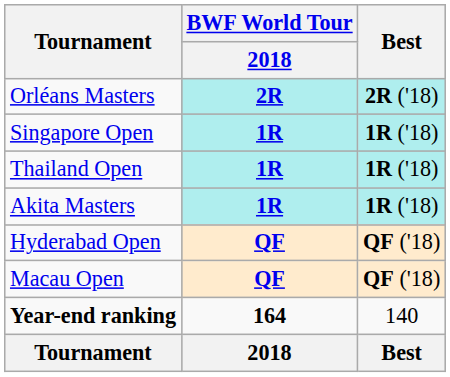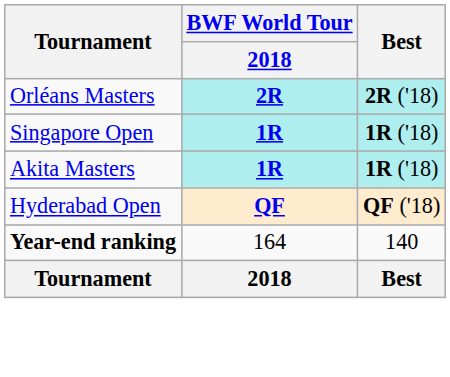- row: (76, 169)
- row: (67, 279)
(270, 315) bold -> (270, 242) normal
